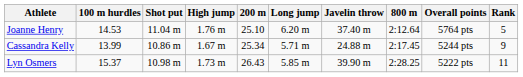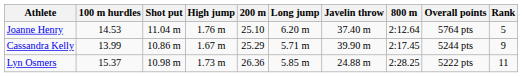(253, 47) 25.34 -> (253, 47) 25.29
(354, 47) 24.88 m -> (354, 47) 39.90 m
(253, 63) 26.43 -> (253, 63) 26.36
(354, 63) 39.90 m -> (354, 63) 24.88 m
